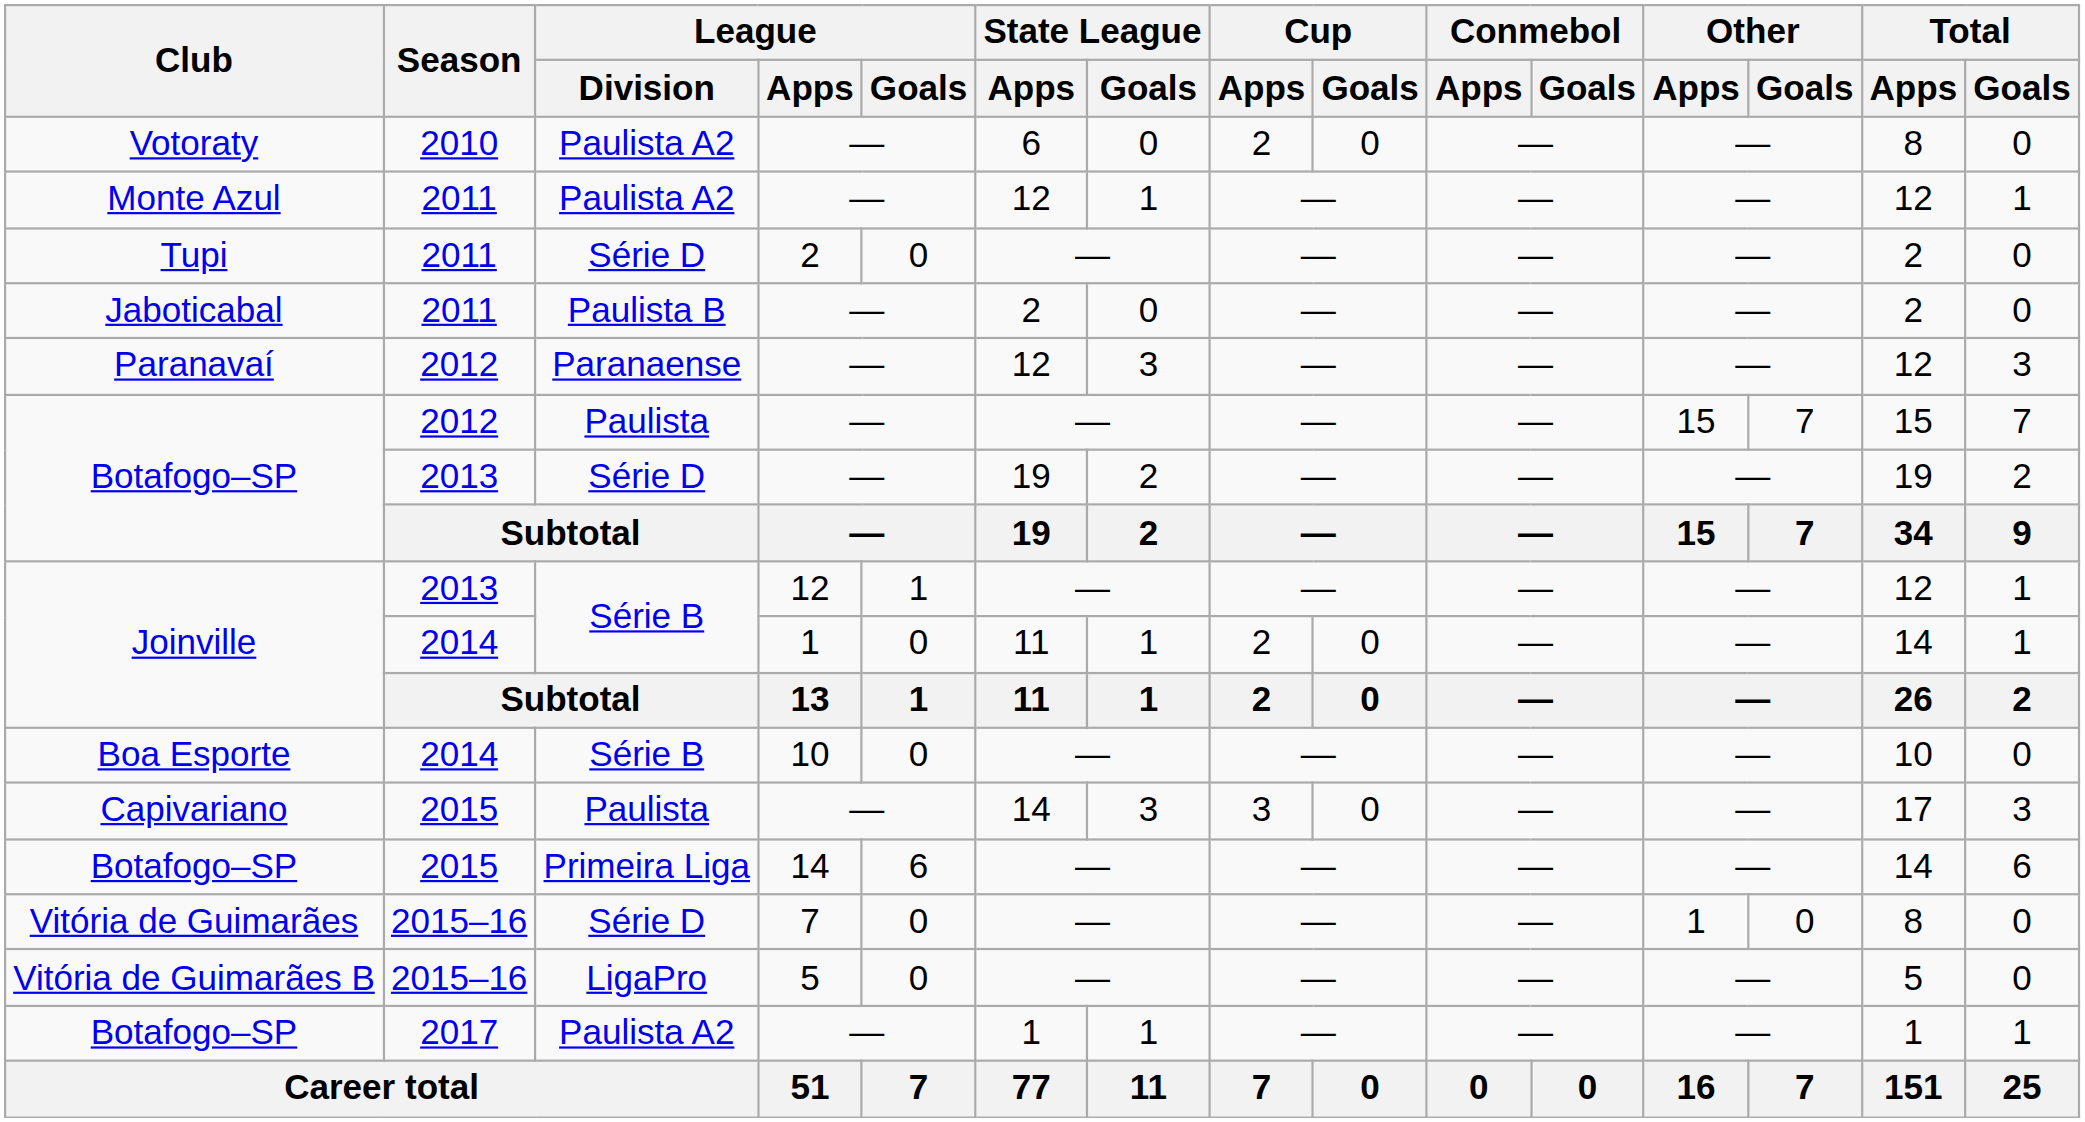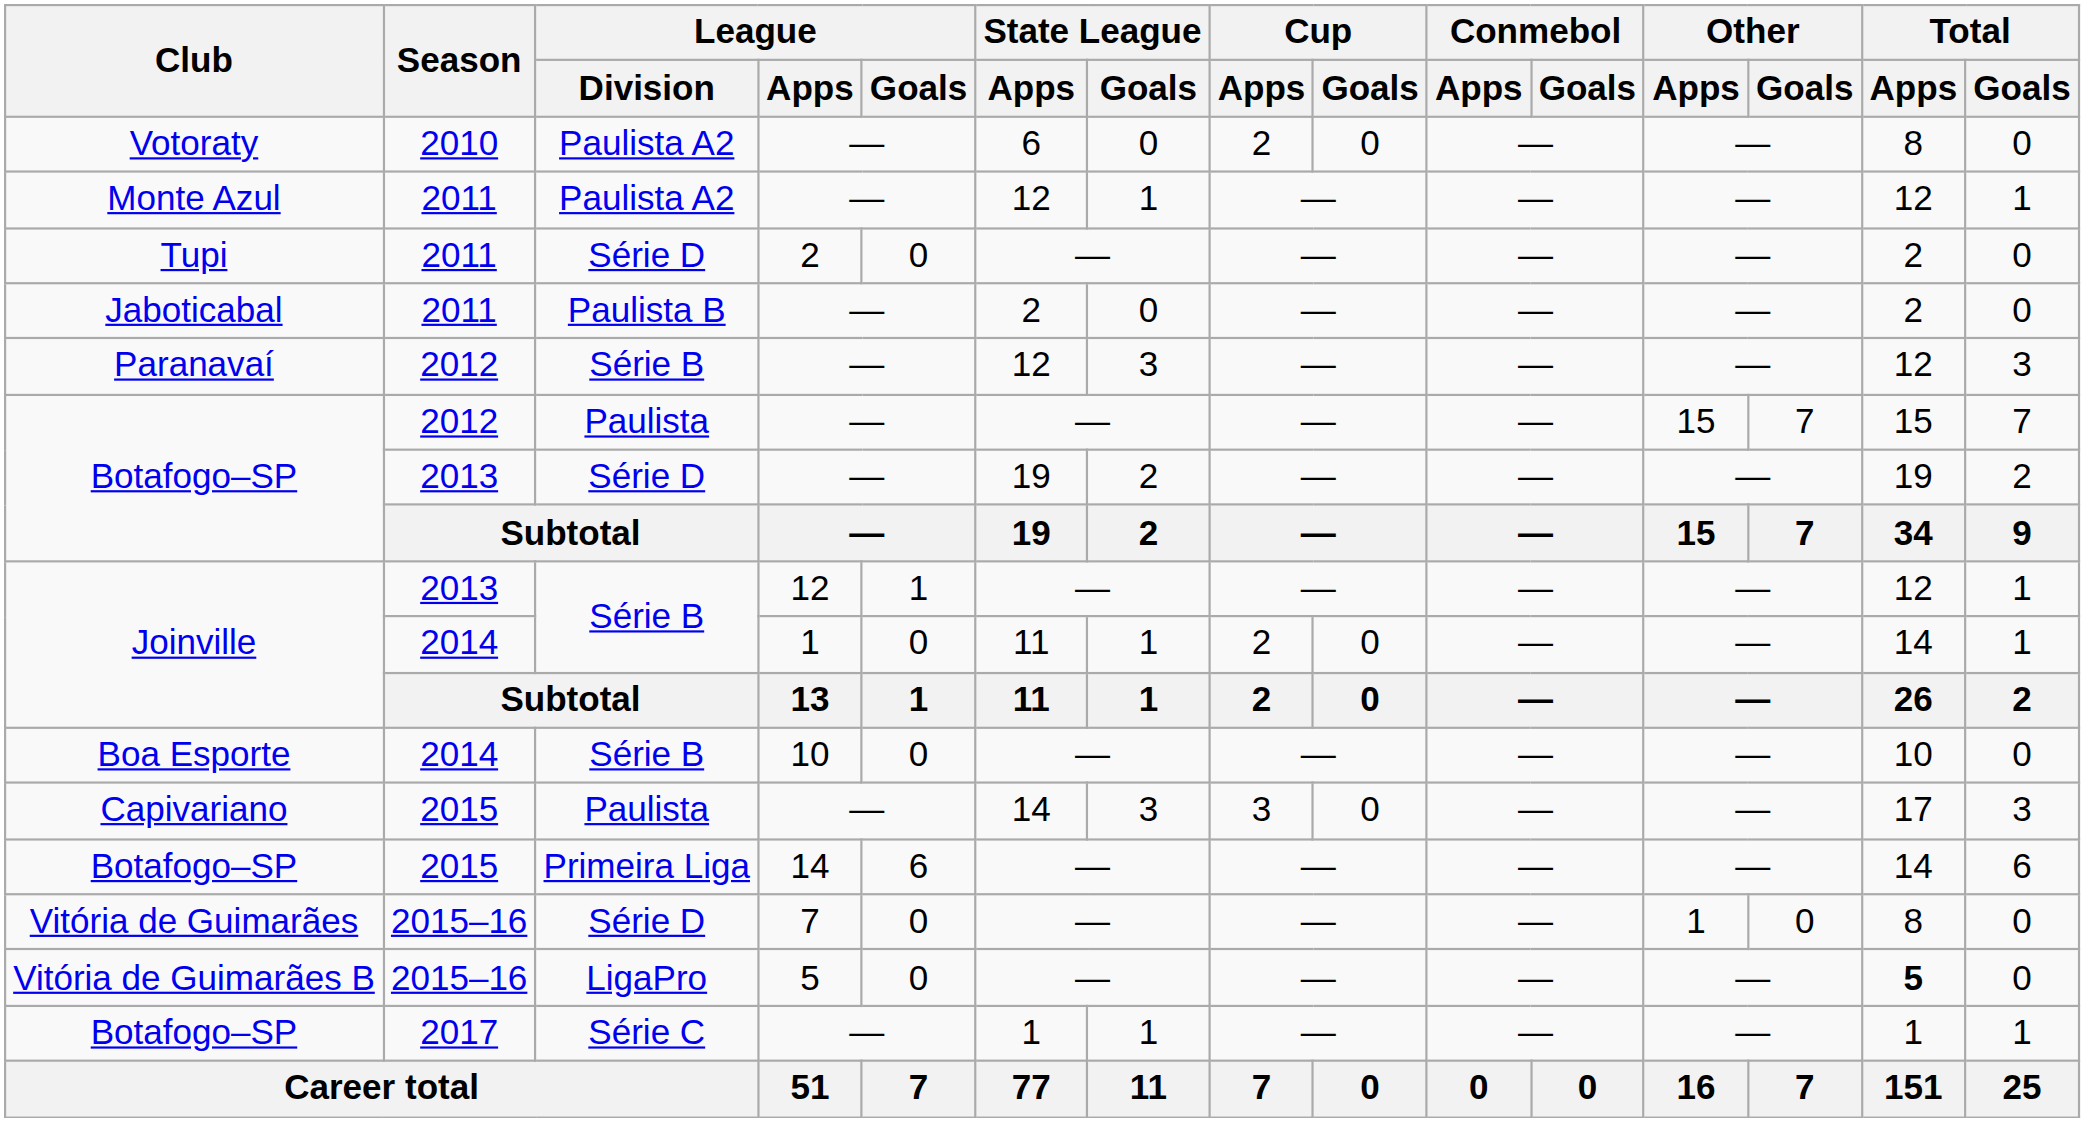(647, 365) Paranaense -> (647, 365) Série B
(1913, 976) normal -> (1913, 976) bold
(647, 1032) Paulista A2 -> (647, 1032) Série C
